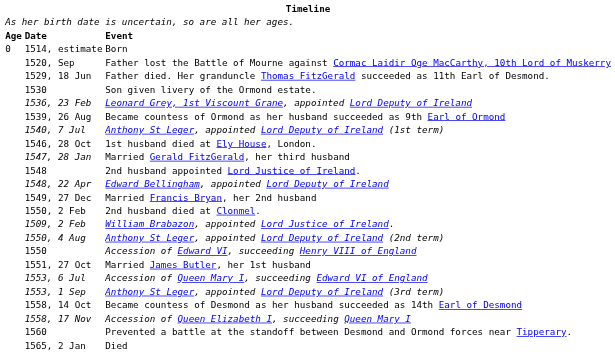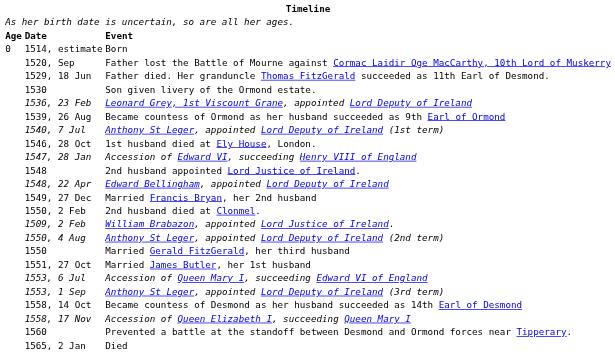(228, 157) Married Gerald FitzGerald, her third husband -> (261, 157) Accession of Edward VI, succeeding Henry VIII of England
(261, 251) Accession of Edward VI, succeeding Henry VIII of England -> (228, 251) Married Gerald FitzGerald, her third husband
